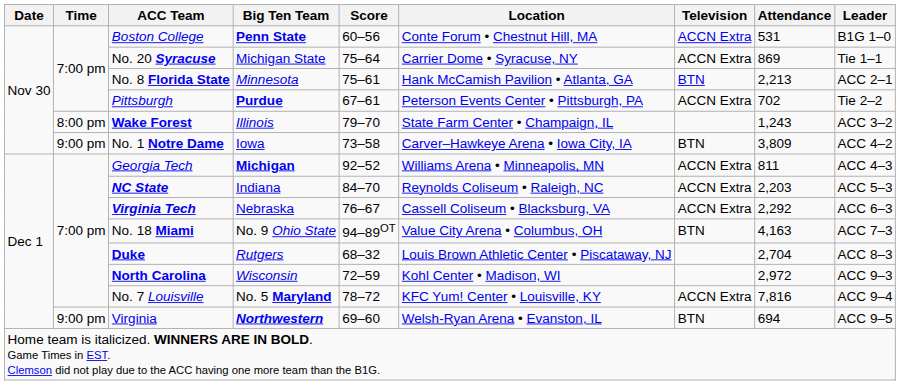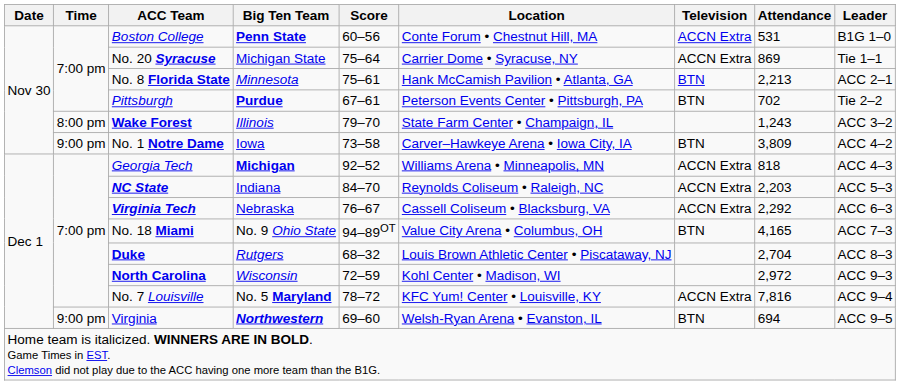(715, 101) ACCN Extra -> (691, 101) BTN
(768, 165) 811 -> (769, 165) 818
(775, 231) 4,163 -> (775, 231) 4,165
